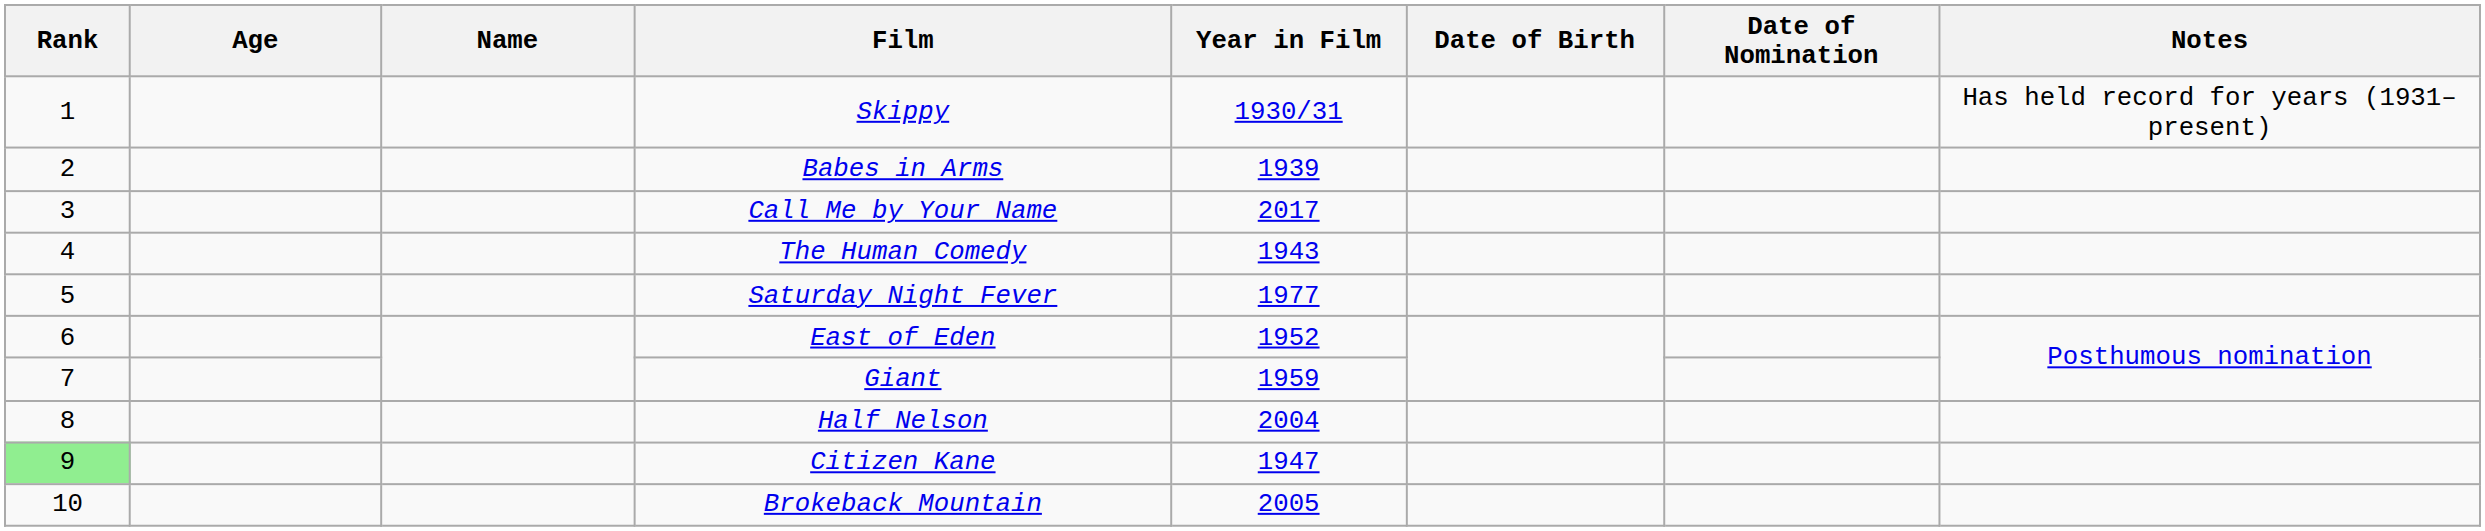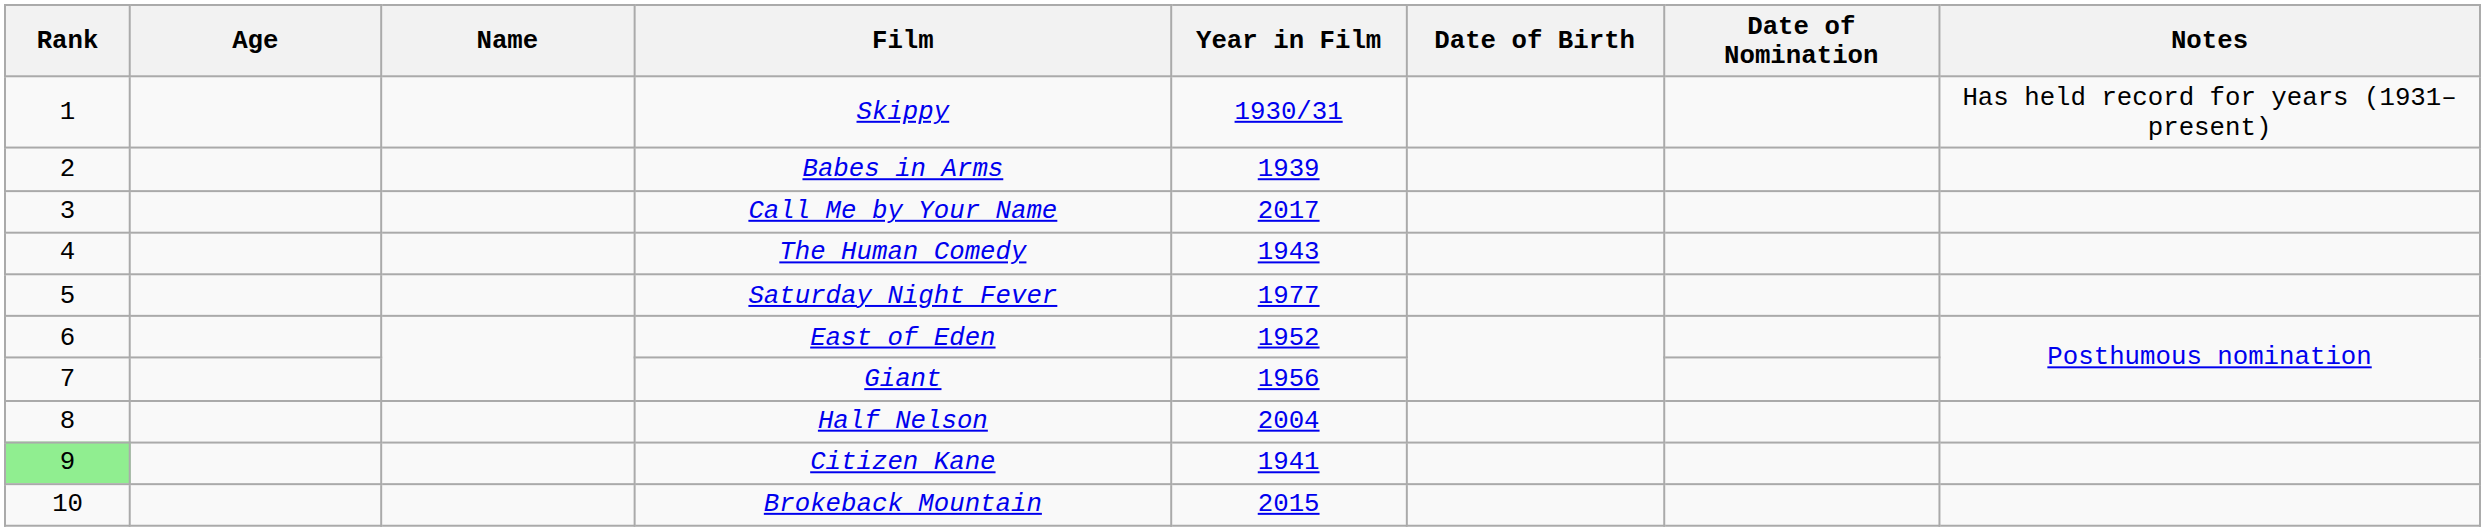(1289, 379) 1959 -> (1289, 379) 1956
(1289, 463) 1947 -> (1289, 463) 1941
(1289, 505) 2005 -> (1289, 505) 2015
